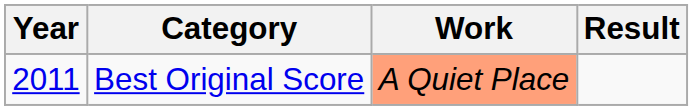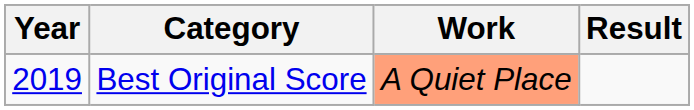(46, 79) 2011 -> (47, 79) 2019
